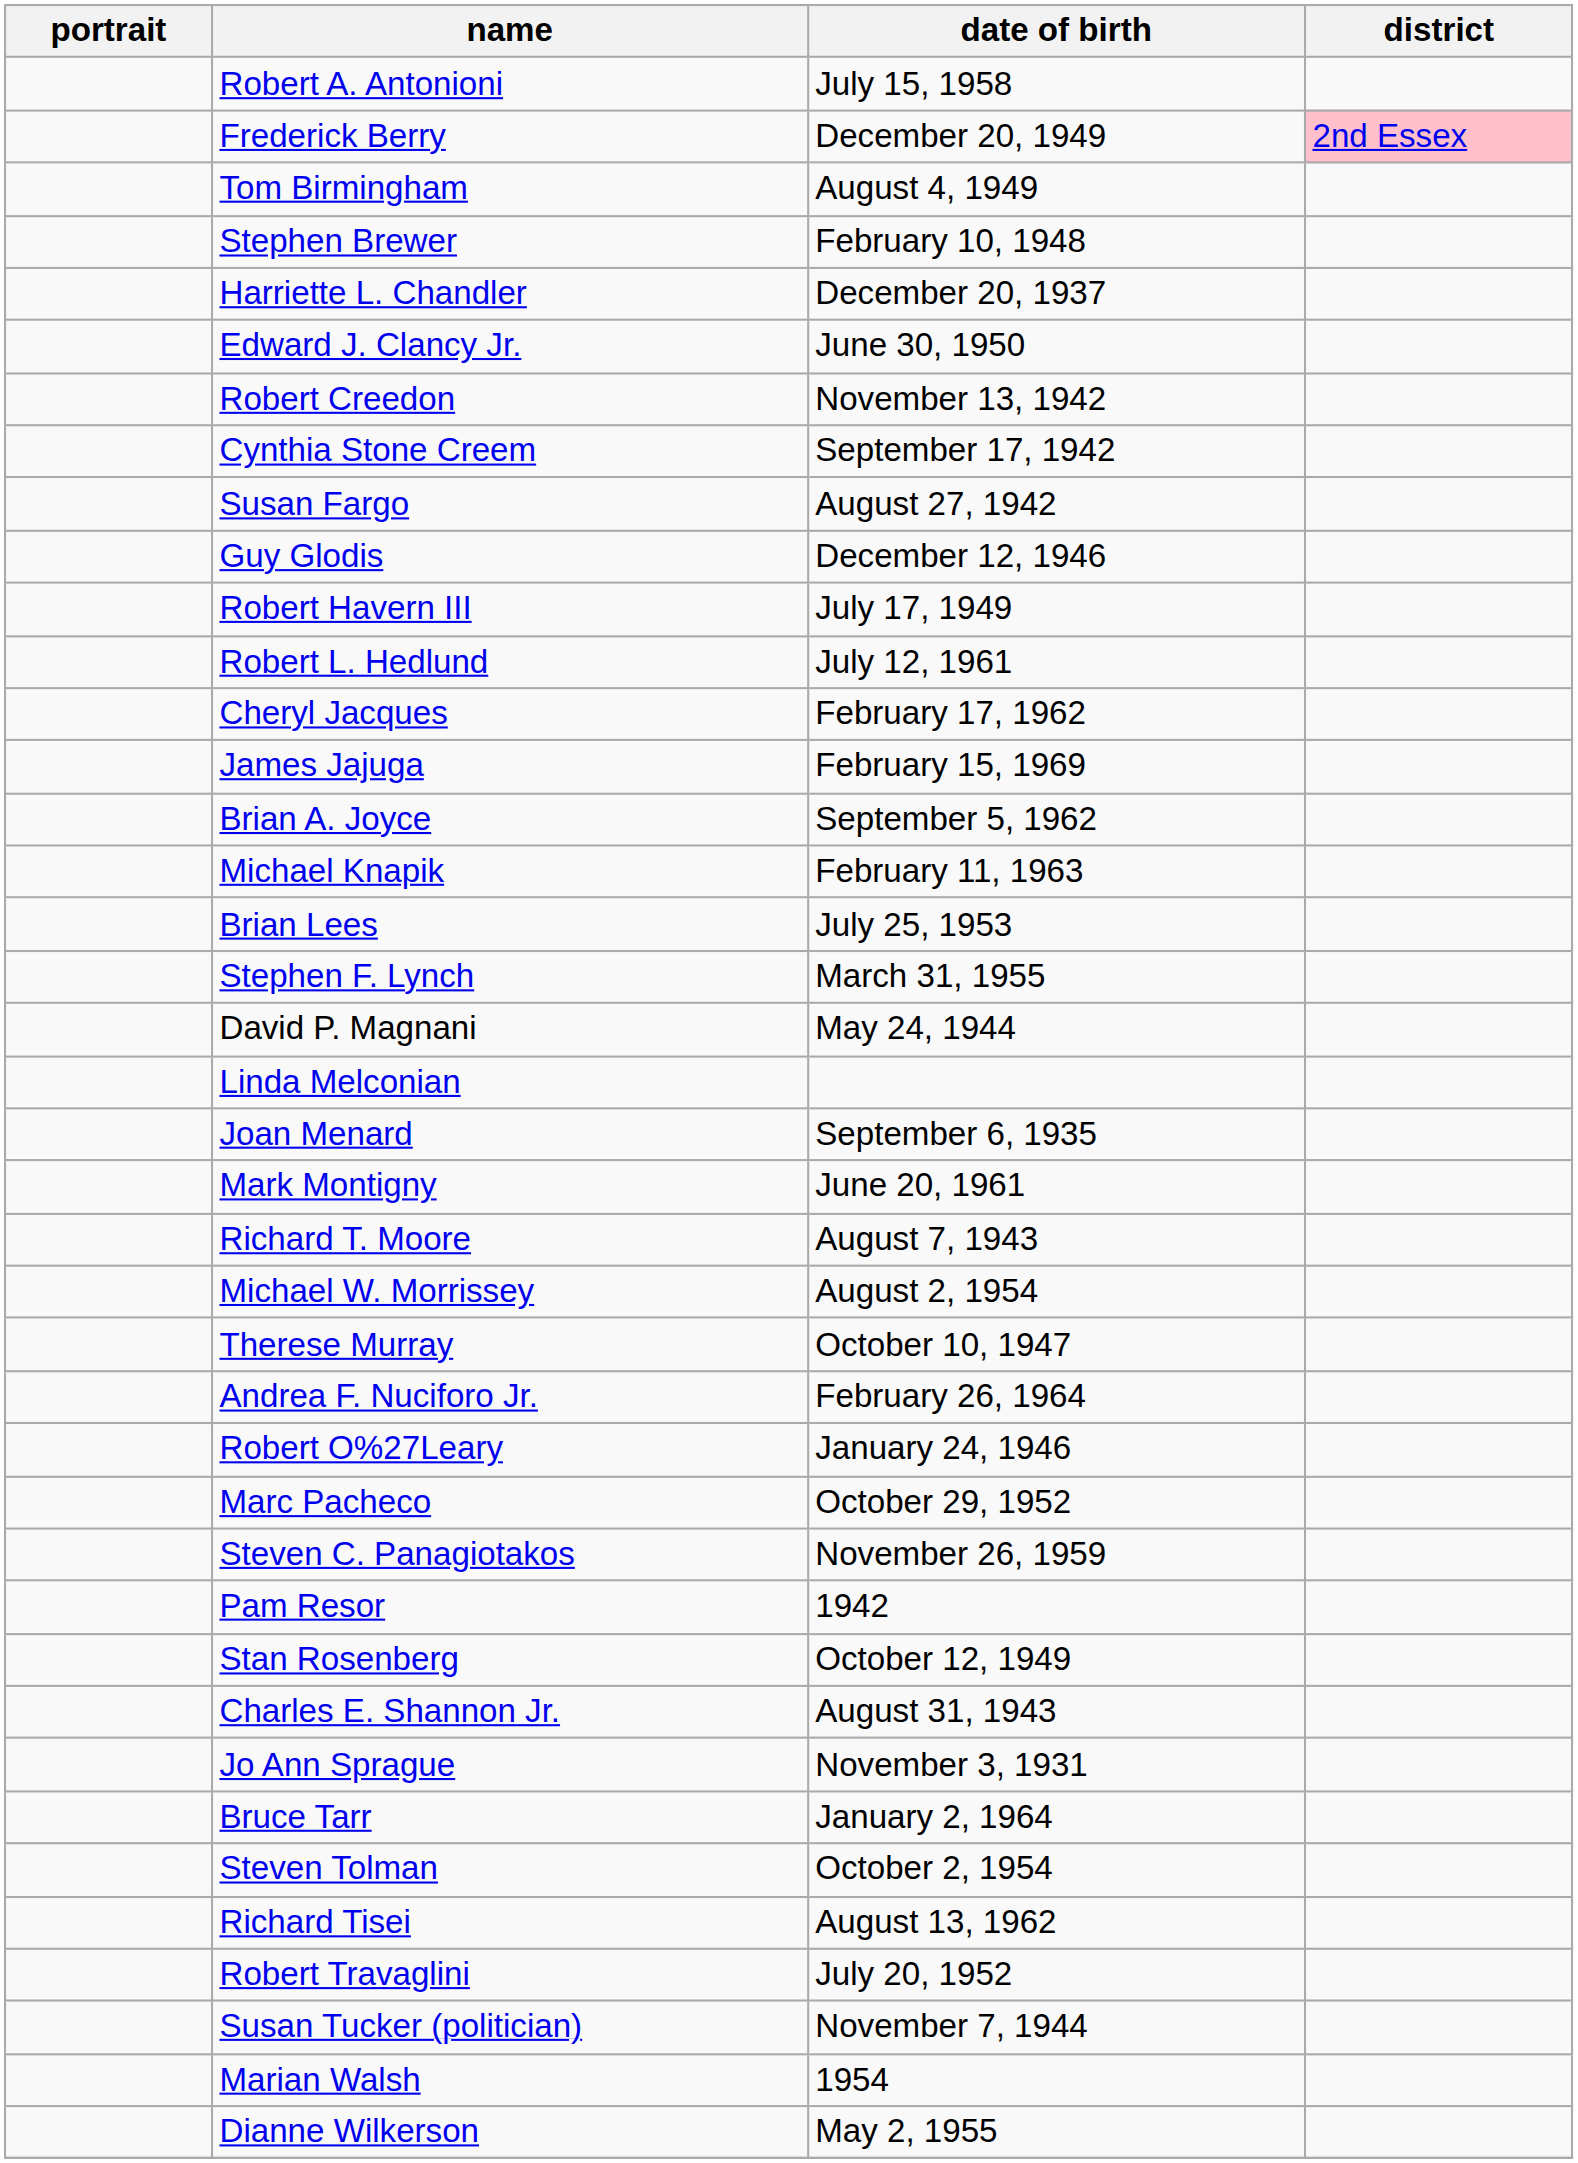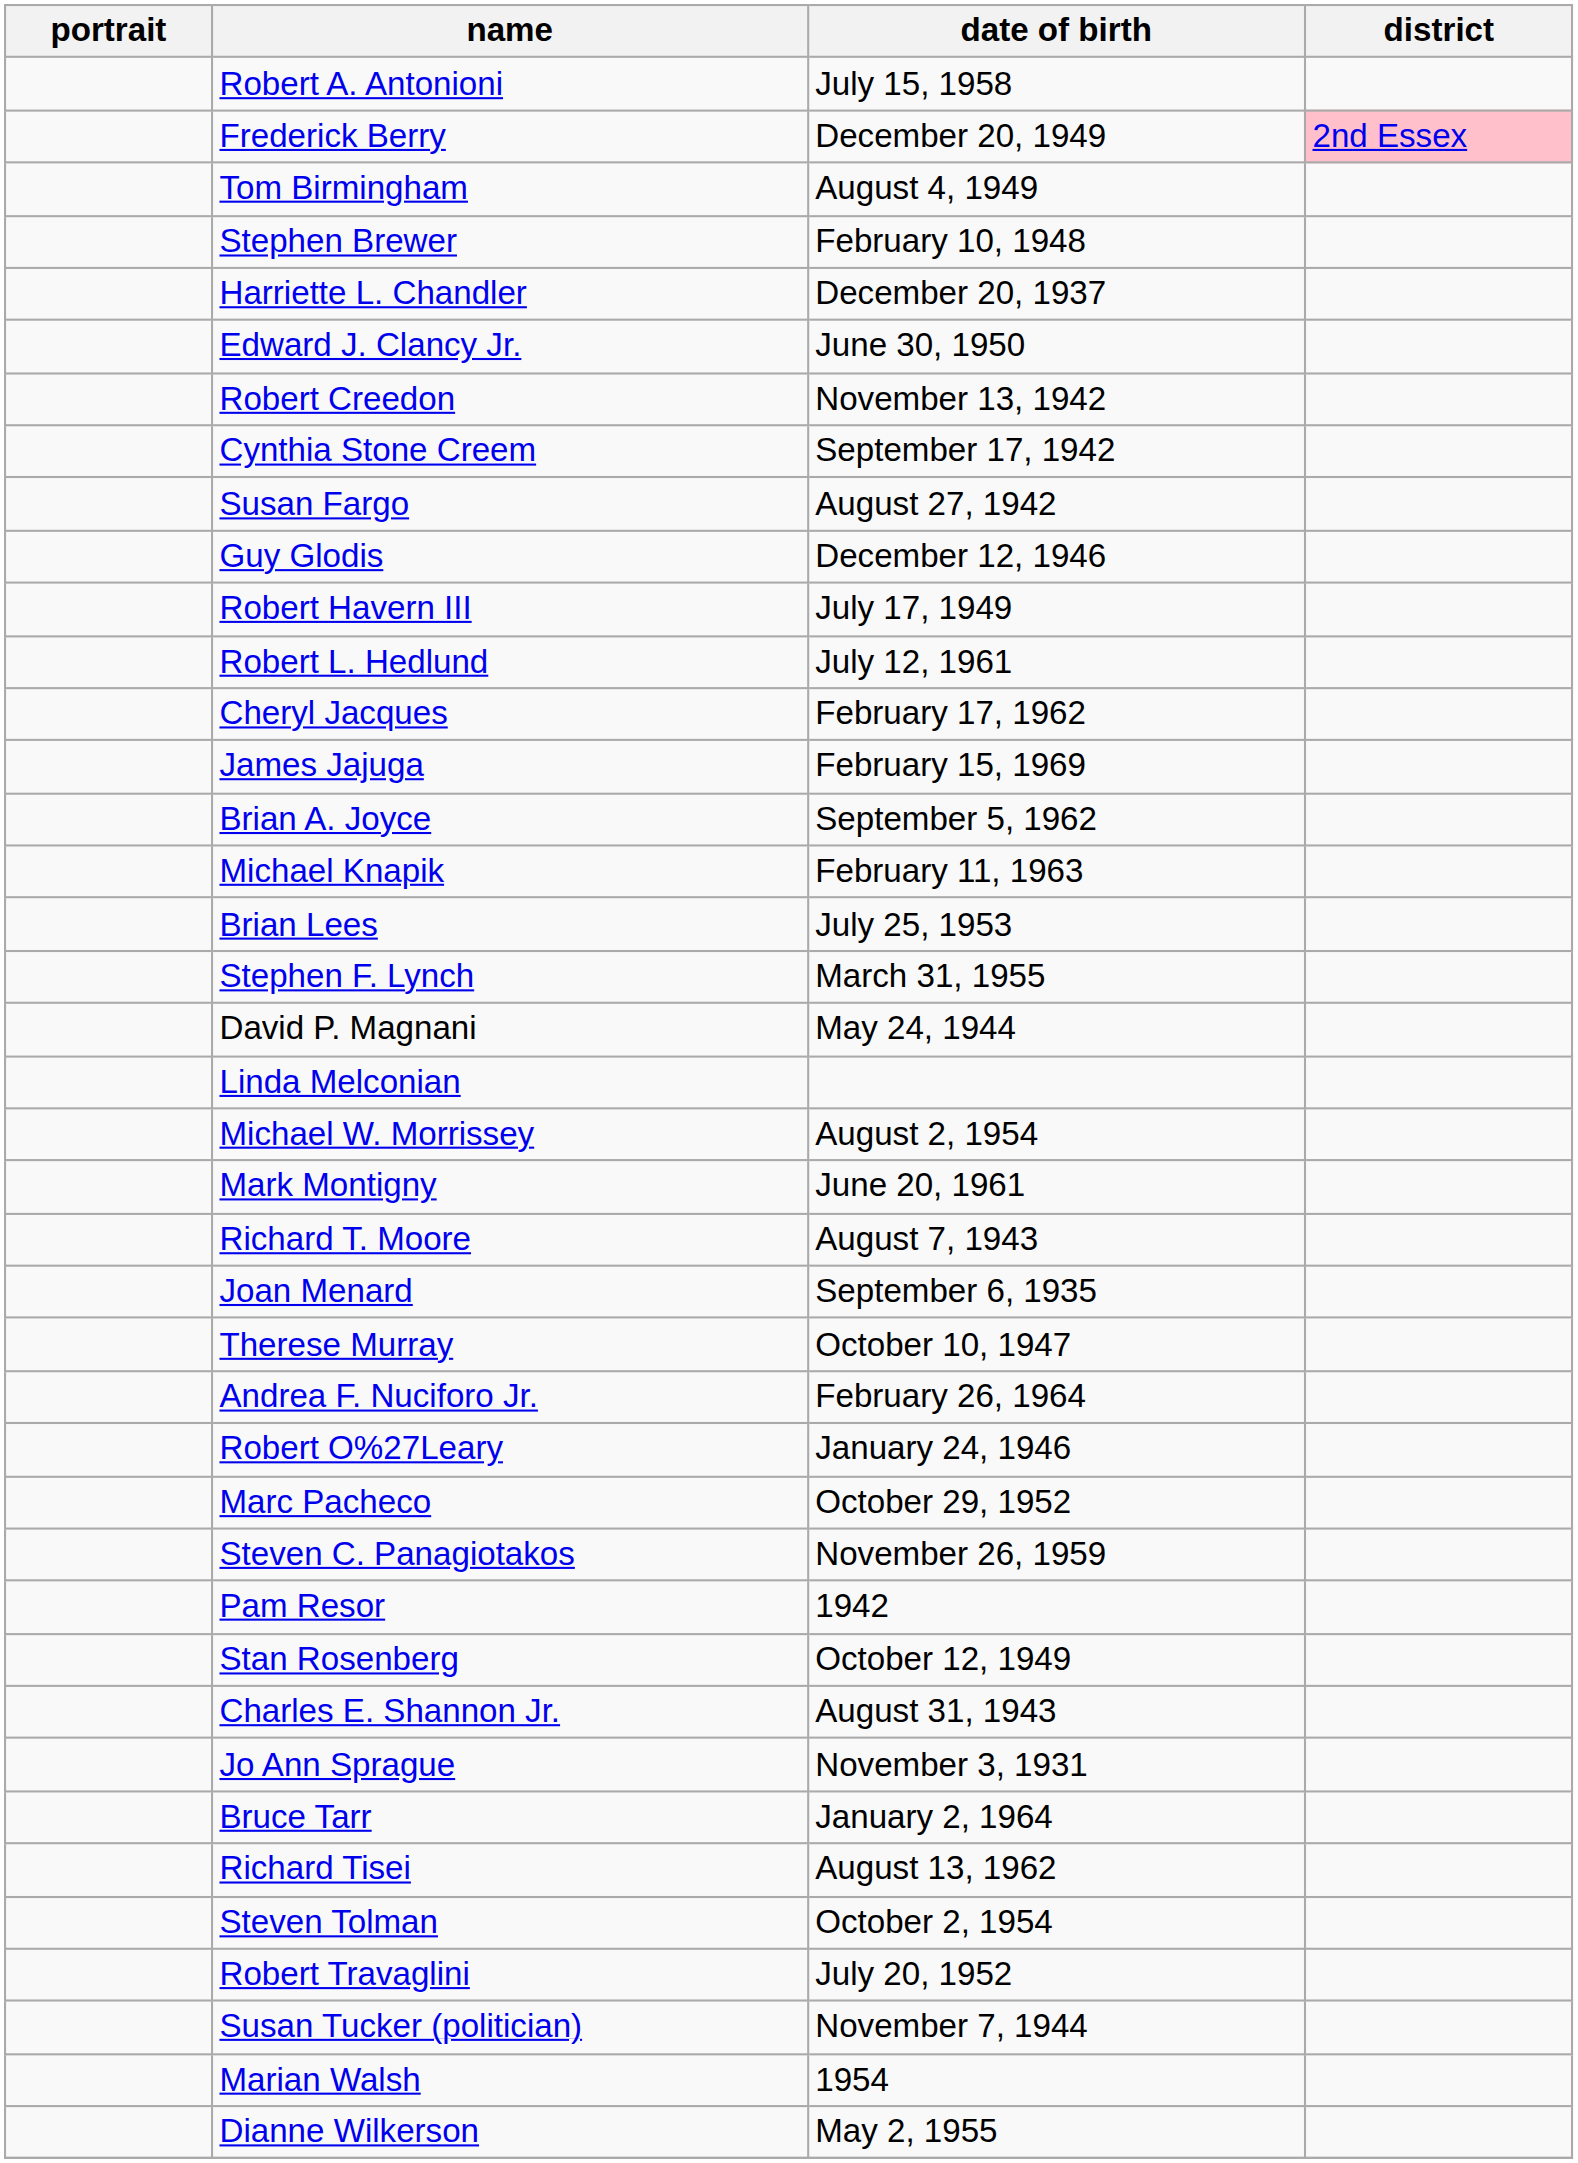rows swapped: (316, 1133) <-> (377, 1291)
rows swapped: (315, 1921) <-> (329, 1869)
